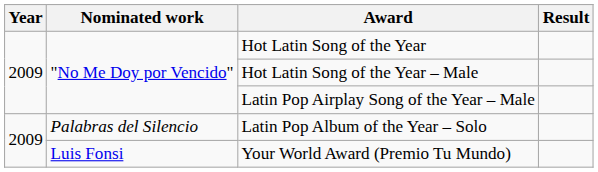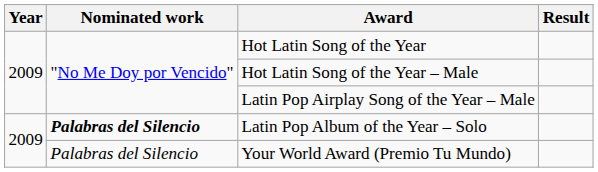(124, 126) normal -> (125, 126) bold
(87, 153) Luis Fonsi -> (124, 153) Palabras del Silencio
